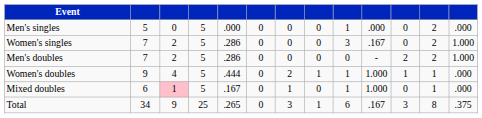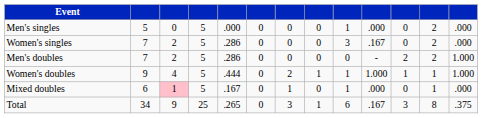(463, 43) 1.000 -> (463, 43) .000
(463, 74) .000 -> (463, 74) 1.000
(376, 89) 1.000 -> (376, 89) .000
